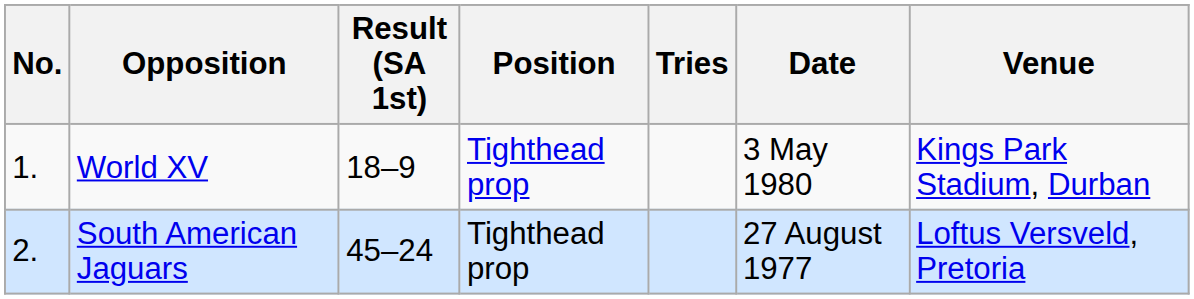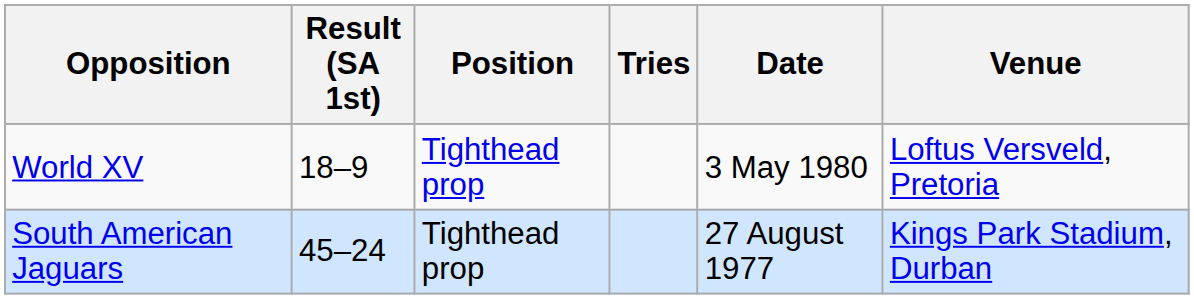- column: (37, 64)
(1033, 166) Kings Park Stadium, Durban -> (1001, 166) Loftus Versveld, Pretoria
(1027, 251) Loftus Versveld, Pretoria -> (1031, 251) Kings Park Stadium, Durban
